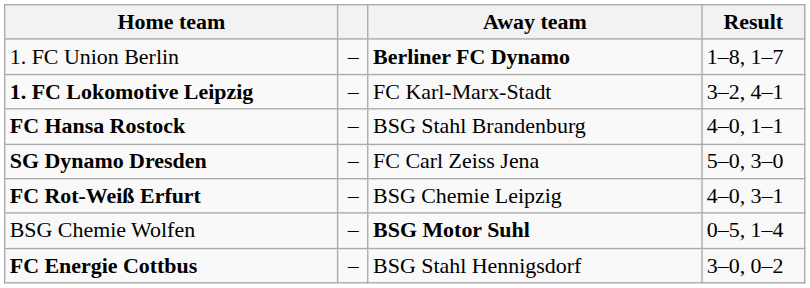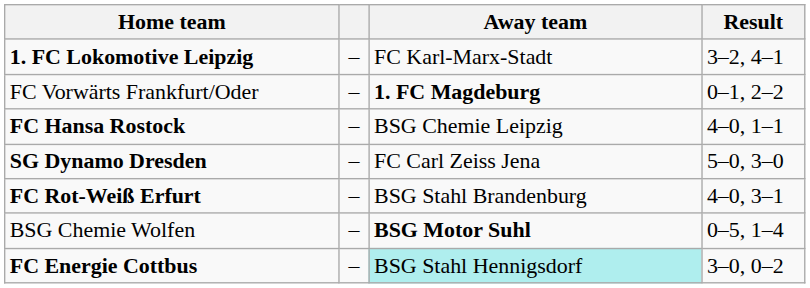- row: (94, 56)
+ row: (134, 91)
(479, 126) BSG Stahl Brandenburg -> (468, 126) BSG Chemie Leipzig
(467, 195) BSG Chemie Leipzig -> (480, 195) BSG Stahl Brandenburg
(477, 265) no background -> (478, 265) paleturquoise background
